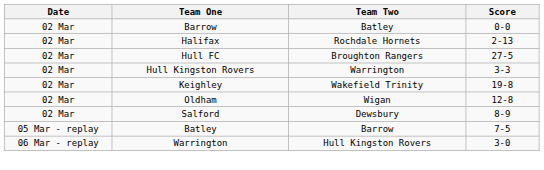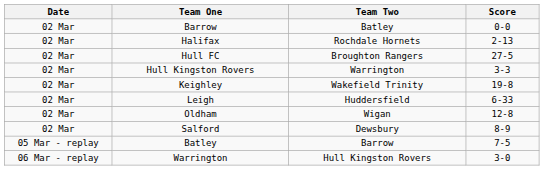+ row: (200, 99)
